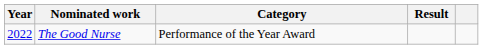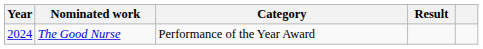(20, 34) 2022 -> (20, 34) 2024
